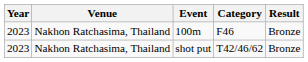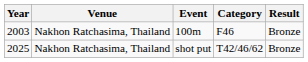(18, 31) 2023 -> (18, 31) 2003
(18, 48) 2023 -> (18, 48) 2025
